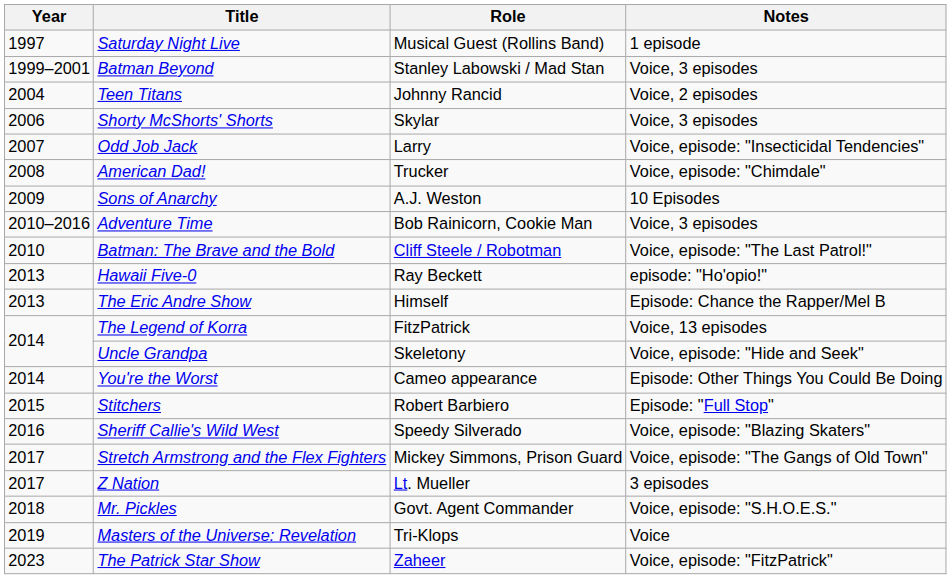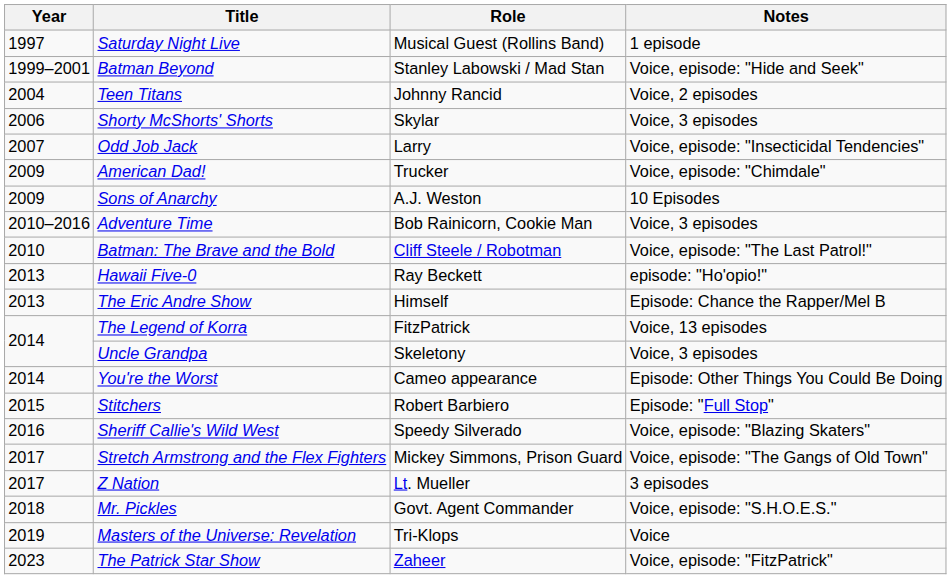(694, 69) Voice, 3 episodes -> (747, 69) Voice, episode: "Hide and Seek"
(26, 172) 2008 -> (26, 172) 2009
(747, 353) Voice, episode: "Hide and Seek" -> (694, 353) Voice, 3 episodes
